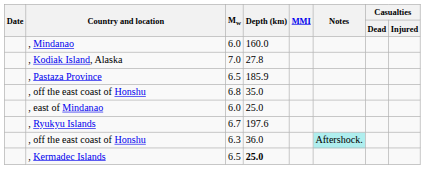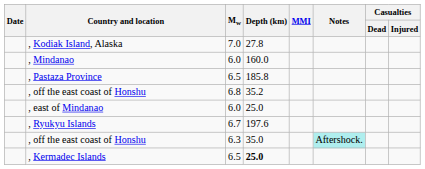rows swapped: (75, 60) <-> (51, 44)
(257, 76) 185.9 -> (257, 76) 185.8
(255, 92) 35.0 -> (255, 92) 35.2
(255, 140) 36.0 -> (255, 140) 35.0
